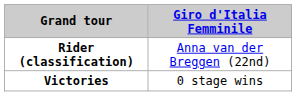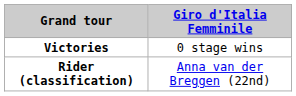rows swapped: (76, 54) <-> (76, 81)
